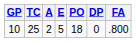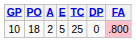columns swapped: (77, 12) <-> (33, 12)
(118, 29) no background -> (118, 29) pink background
